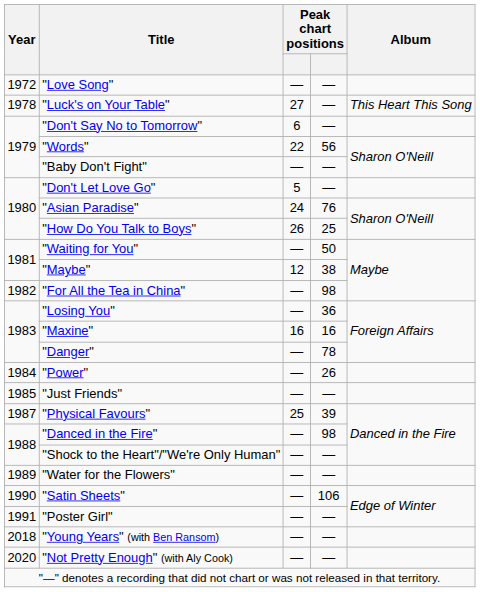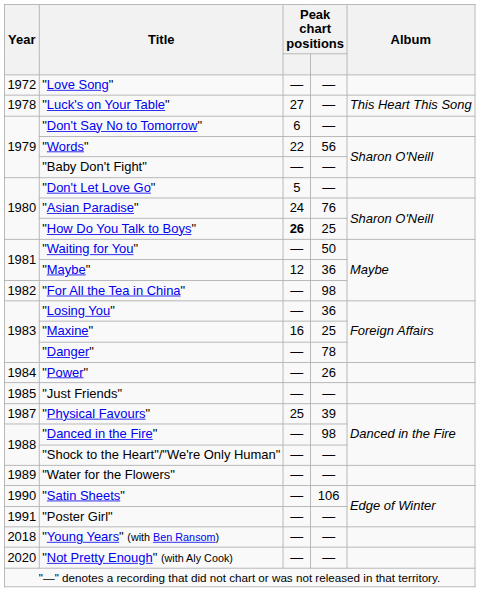(297, 228) normal -> (297, 228) bold
(329, 270) 38 -> (329, 270) 36
(329, 331) 16 -> (329, 331) 25
